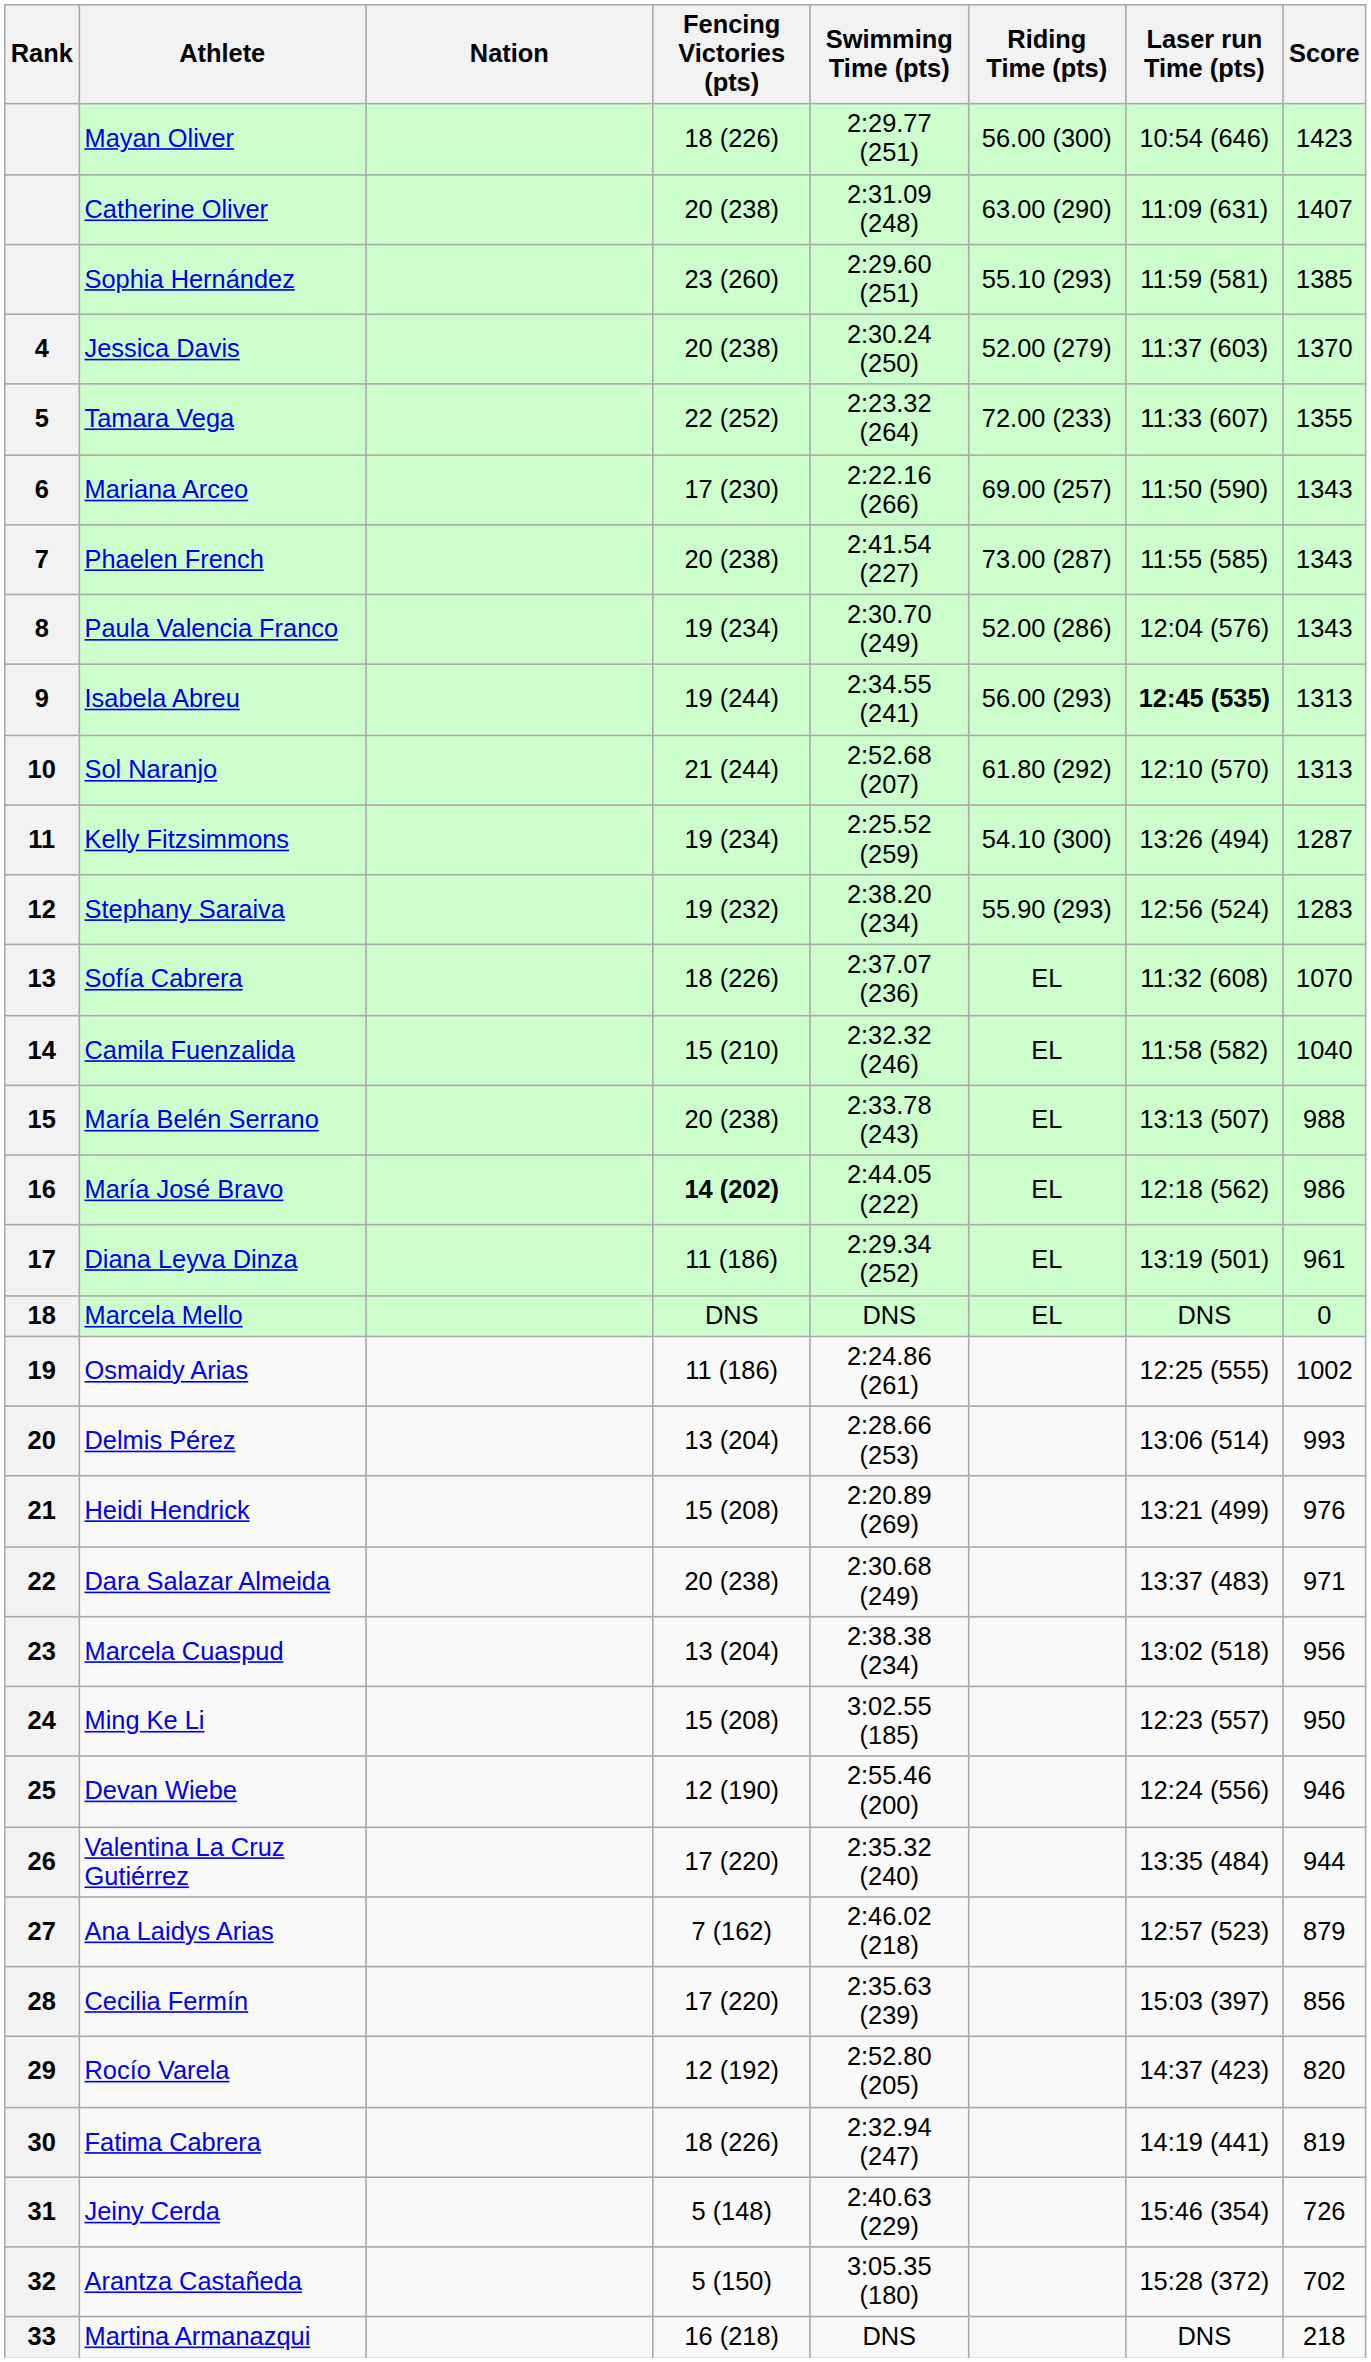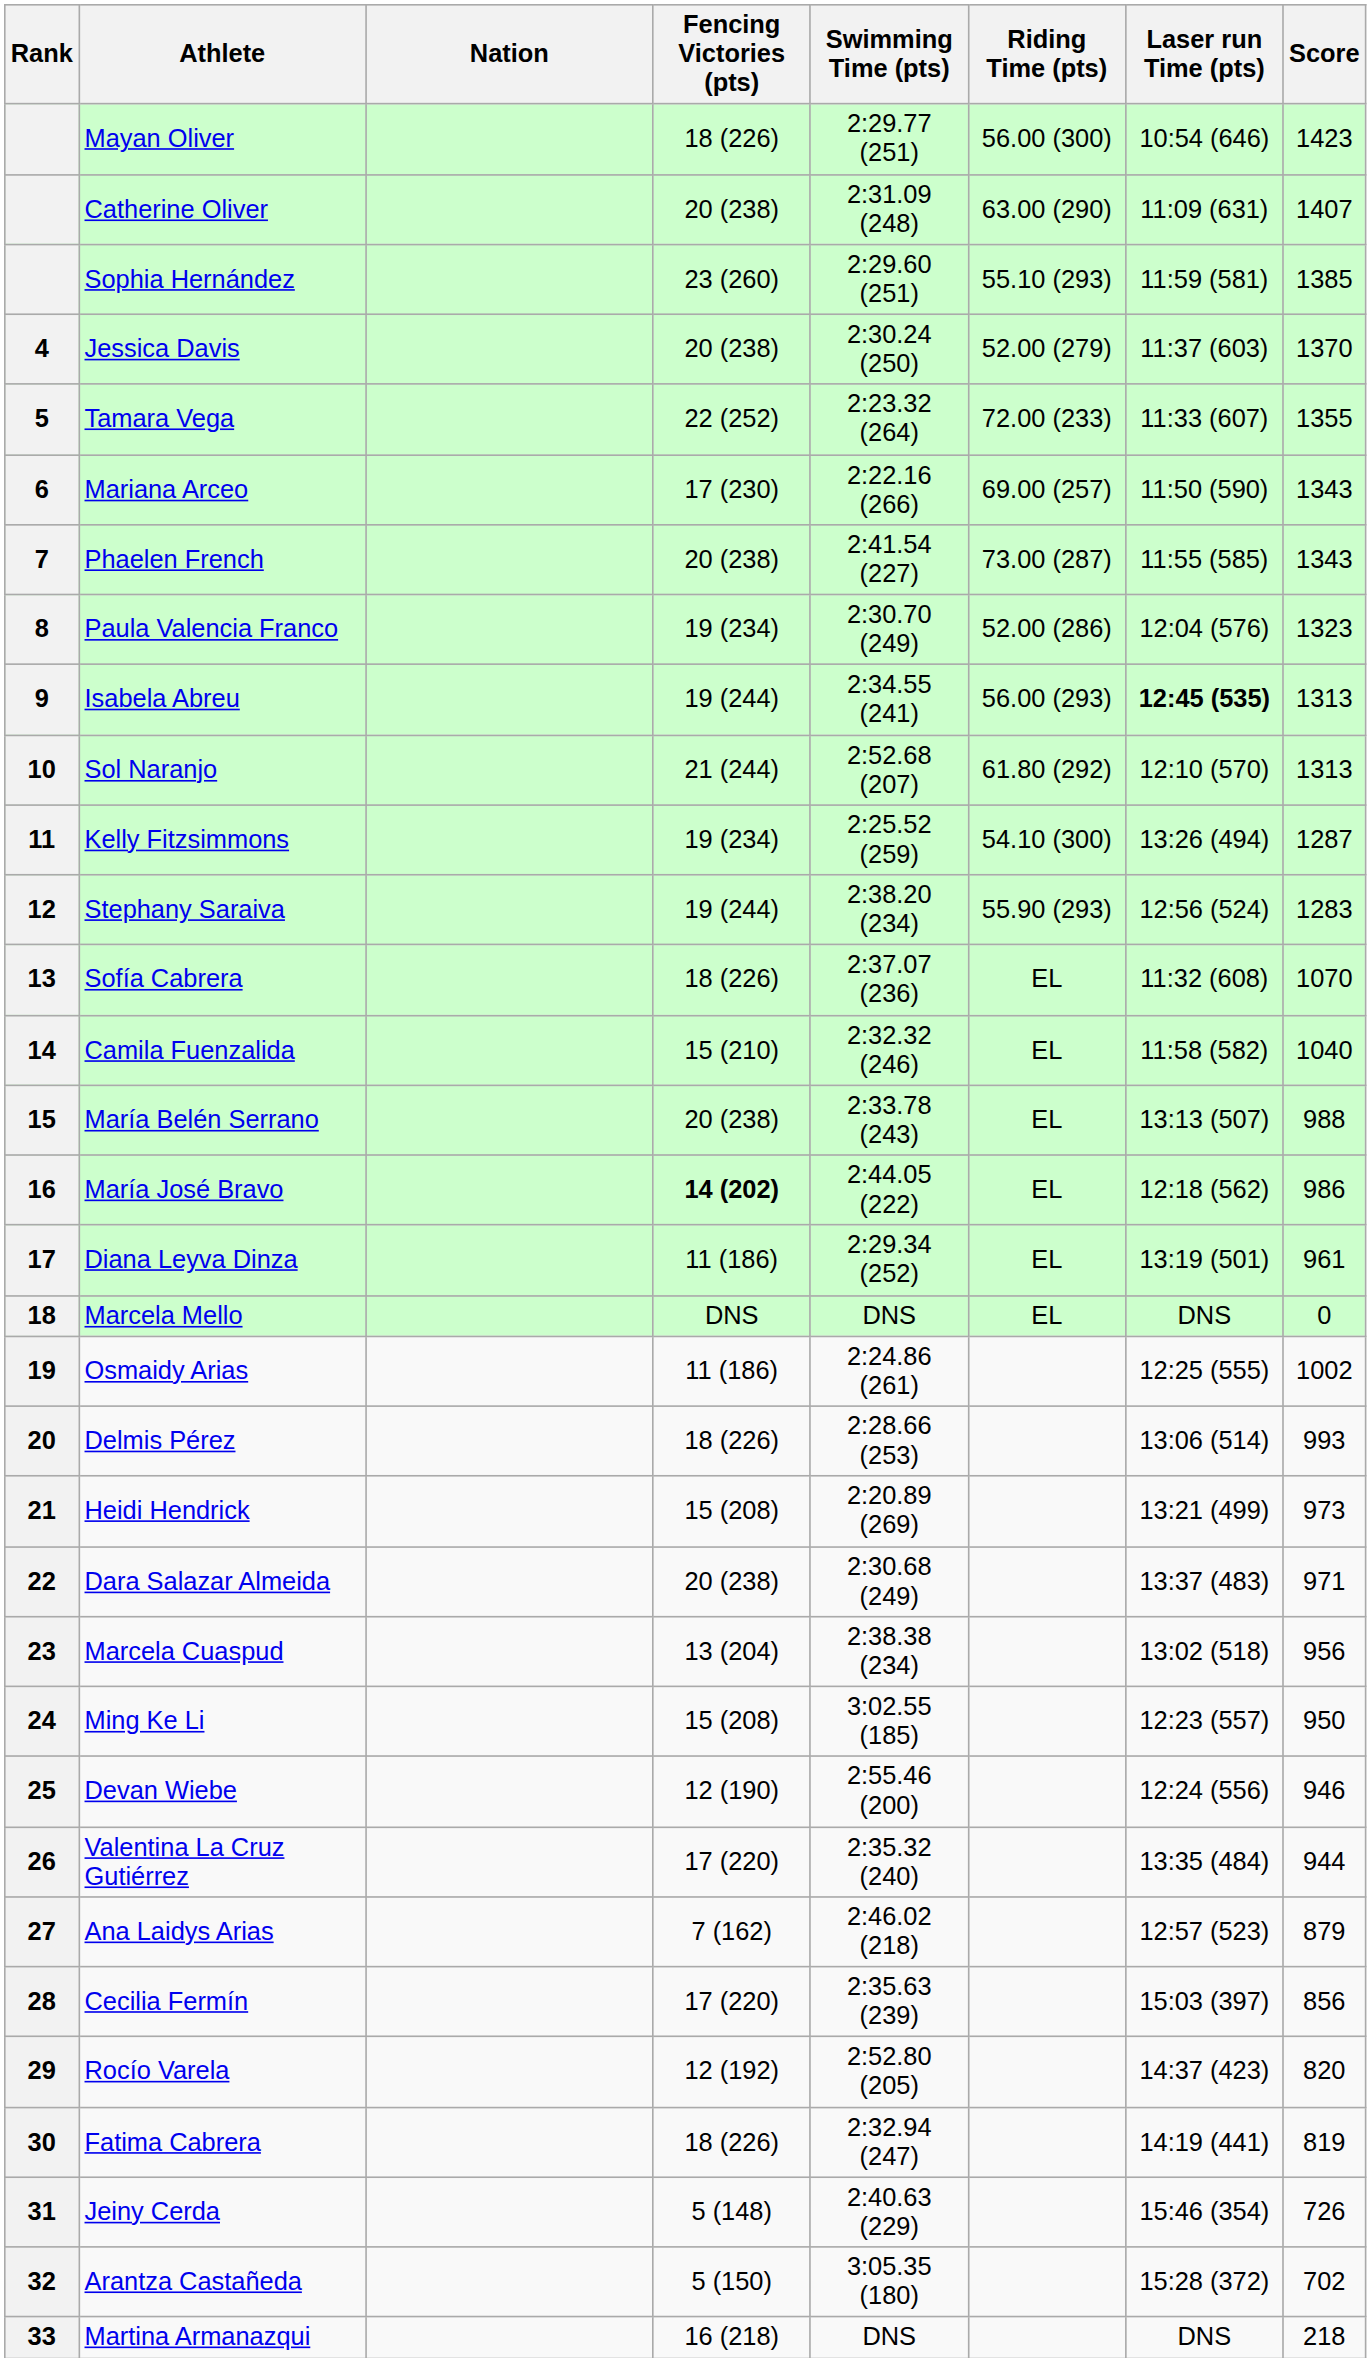(1324, 628) 1343 -> (1324, 628) 1323
(732, 909) 19 (232) -> (732, 909) 19 (244)
(732, 1440) 13 (204) -> (732, 1440) 18 (226)
(1324, 1510) 976 -> (1324, 1510) 973
